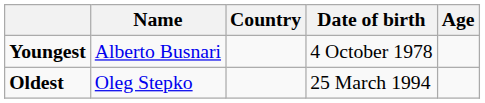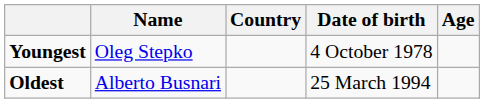(158, 51) Alberto Busnari -> (144, 51) Oleg Stepko
(144, 82) Oleg Stepko -> (158, 82) Alberto Busnari
